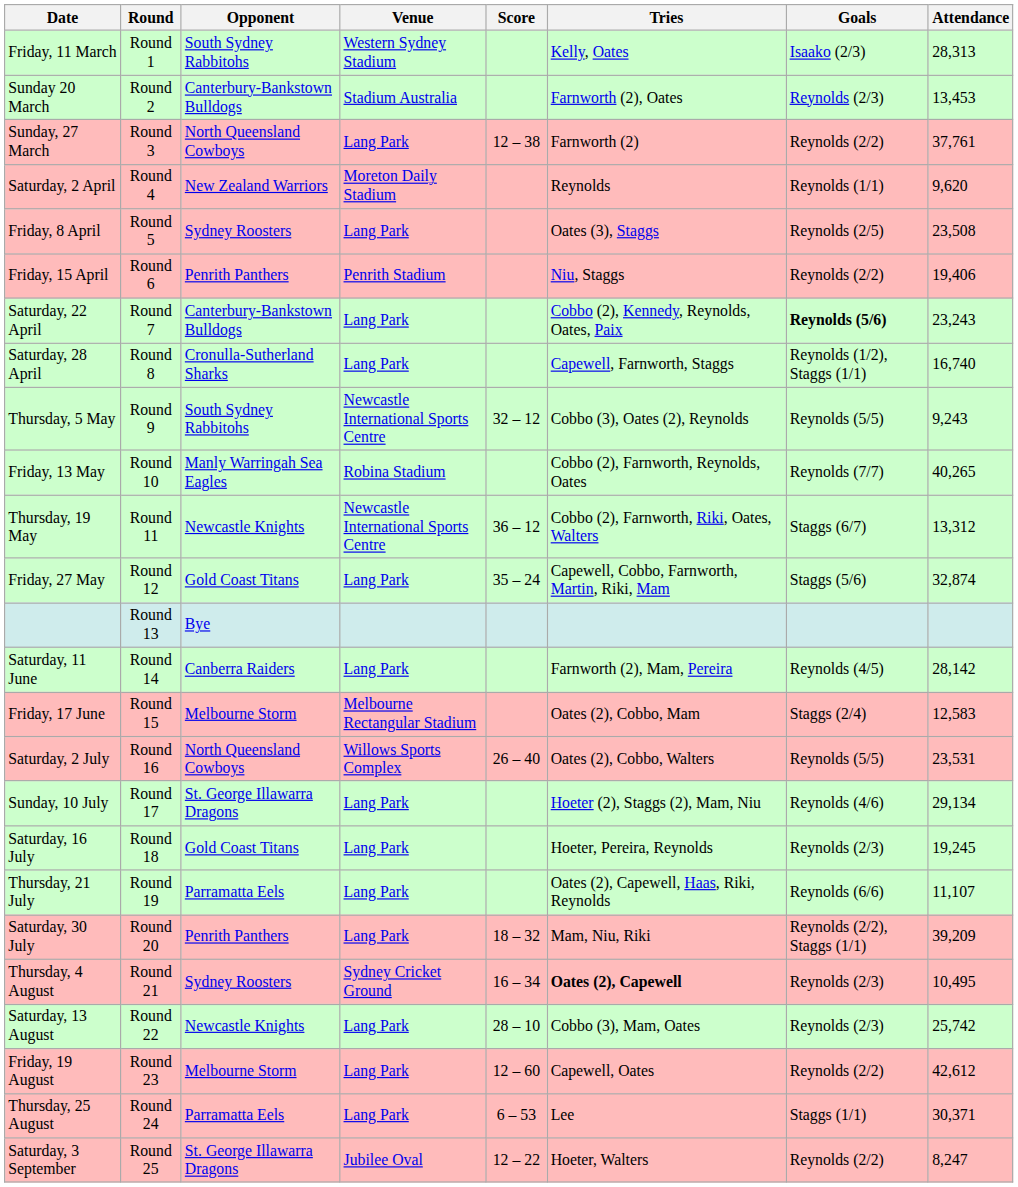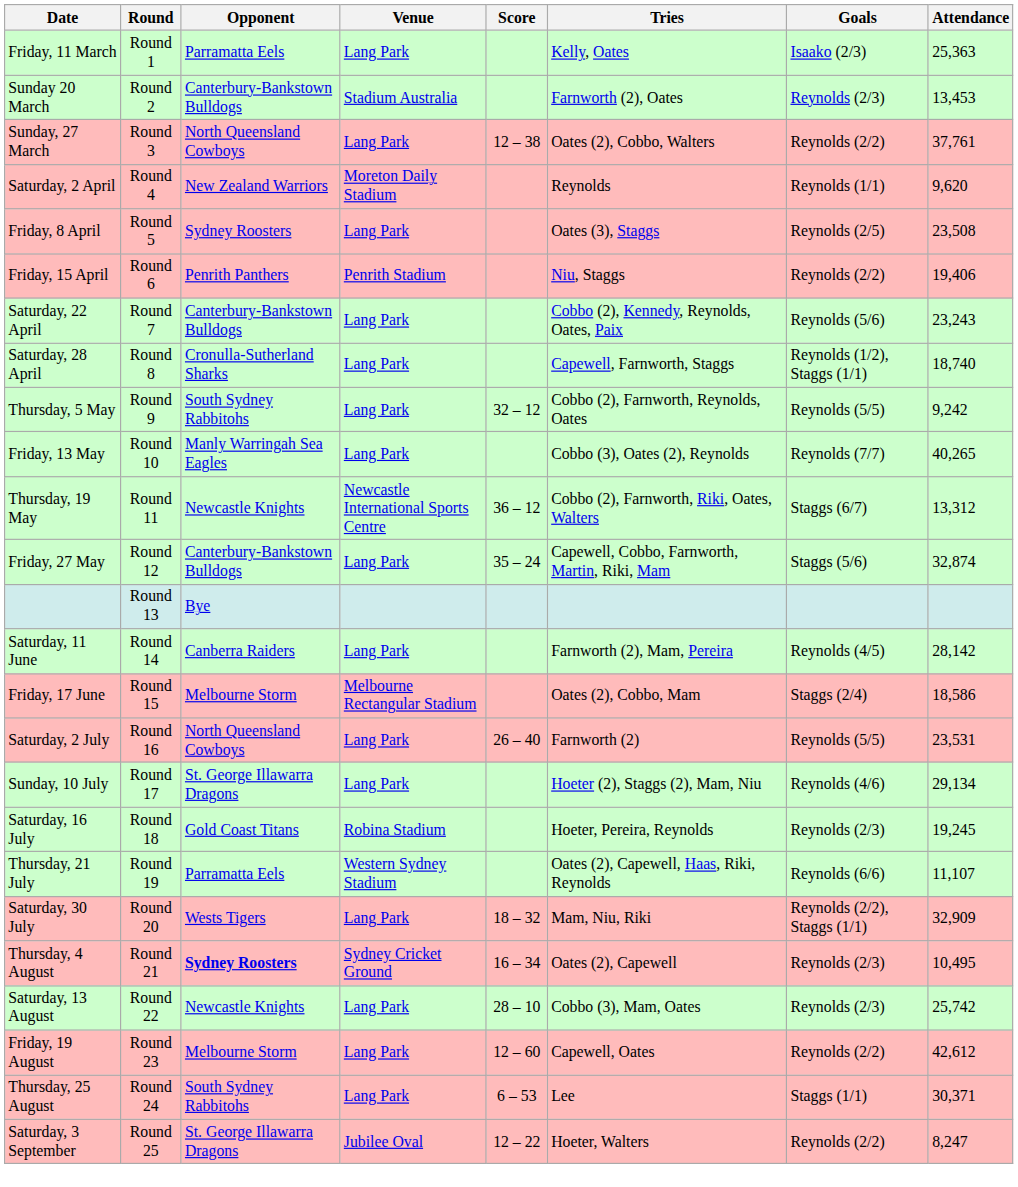(229, 52) South Sydney Rabbitohs -> (235, 52) Parramatta Eels
(395, 52) Western Sydney Stadium -> (376, 52) Lang Park
(954, 52) 28,313 -> (954, 52) 25,363
(595, 141) Farnworth (2) -> (633, 141) Oates (2), Cobbo, Walters
(838, 319) bold -> (838, 319) normal
(954, 364) 16,740 -> (954, 364) 18,740
(406, 418) Newcastle International Sports Centre -> (376, 409) Lang Park
(650, 418) Cobbo (3), Oates (2), Reynolds -> (656, 409) Cobbo (2), Farnworth, Reynolds, Oates
(950, 418) 9,243 -> (950, 409) 9,242
(395, 472) Robina Stadium -> (376, 453) Lang Park
(655, 472) Cobbo (2), Farnworth, Reynolds, Oates -> (650, 453) Cobbo (3), Oates (2), Reynolds
(242, 579) Gold Coast Titans -> (259, 561) Canterbury-Bankstown Bulldogs
(954, 713) 12,583 -> (954, 695) 18,586
(392, 758) Willows Sports Complex -> (376, 739) Lang Park
(632, 758) Oates (2), Cobbo, Walters -> (595, 739) Farnworth (2)
(376, 847) Lang Park -> (395, 828) Robina Stadium
(376, 892) Lang Park -> (395, 873) Western Sydney Stadium
(237, 936) Penrith Panthers -> (225, 918) Wests Tigers
(954, 936) 39,209 -> (954, 918) 32,909
(238, 981) normal -> (241, 962) bold
(616, 981) bold -> (614, 962) normal
(235, 1115) Parramatta Eels -> (229, 1096) South Sydney Rabbitohs
